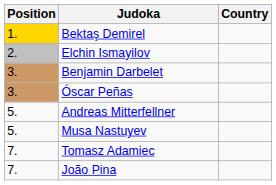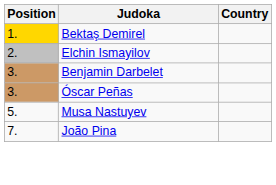- row: (118, 111)
- row: (108, 151)
